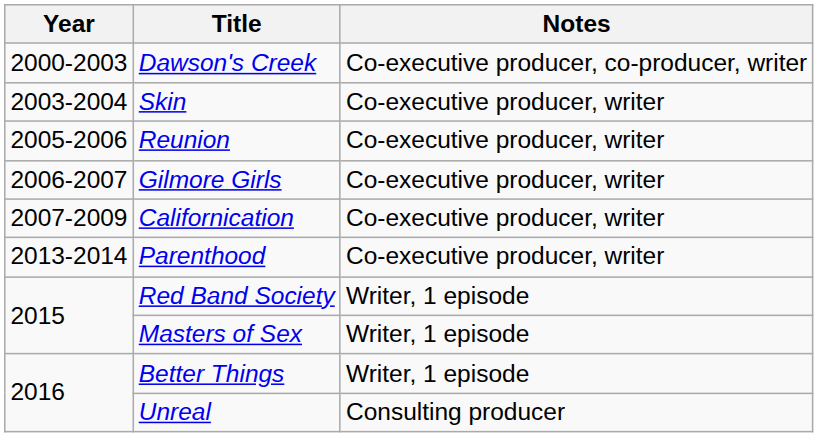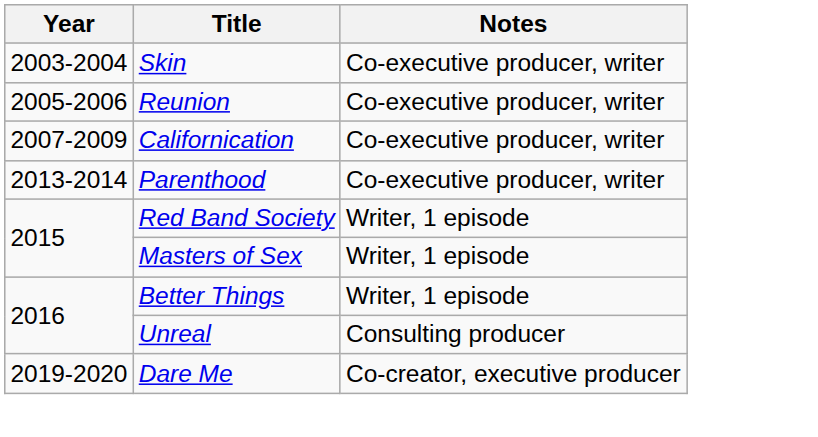- row: (227, 62)
- row: (210, 179)
+ row: (186, 373)
